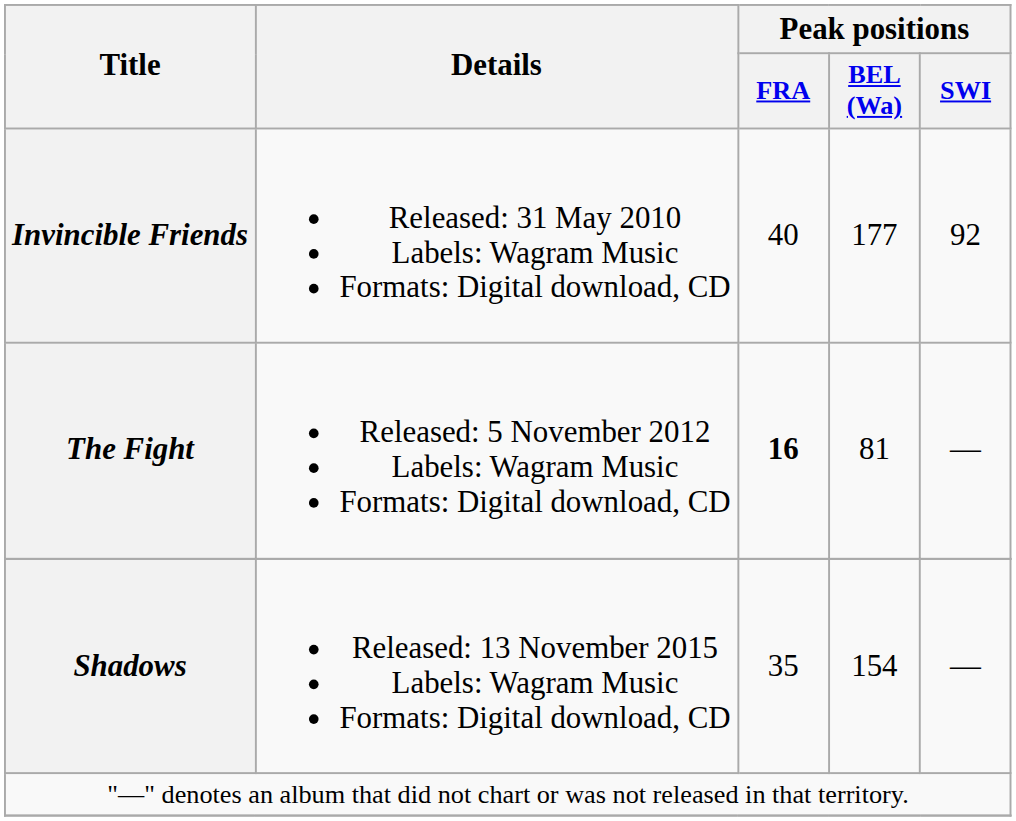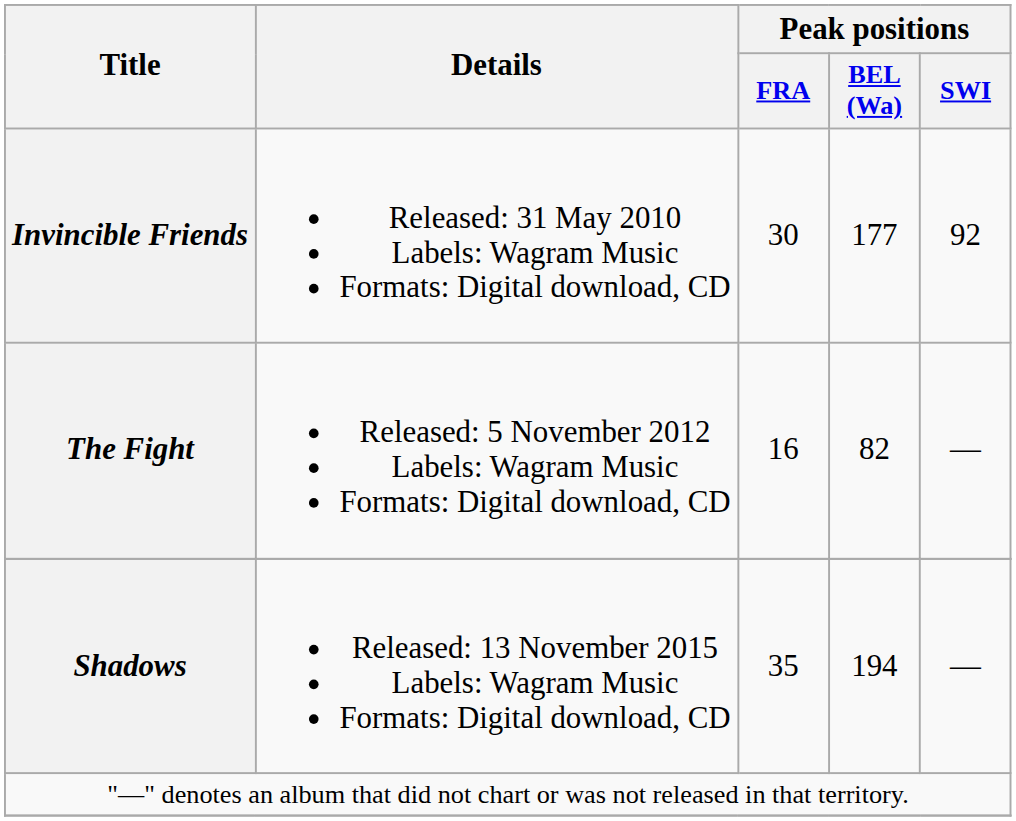(783, 235) 40 -> (783, 235) 30
(783, 450) bold -> (783, 450) normal
(874, 450) 81 -> (874, 450) 82
(874, 665) 154 -> (874, 665) 194
